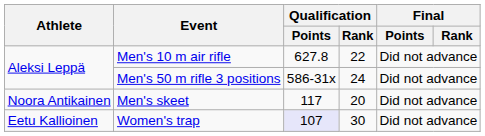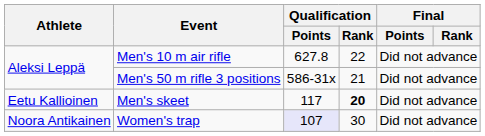(358, 79) 24 -> (358, 79) 21
(59, 100) Noora Antikainen -> (53, 100) Eetu Kallioinen
(358, 100) normal -> (358, 100) bold
(53, 121) Eetu Kallioinen -> (59, 121) Noora Antikainen
